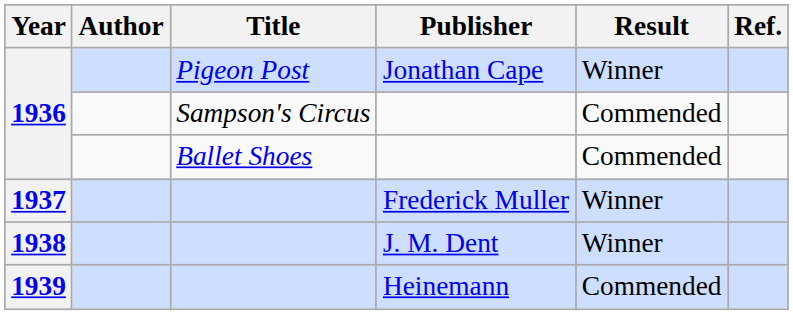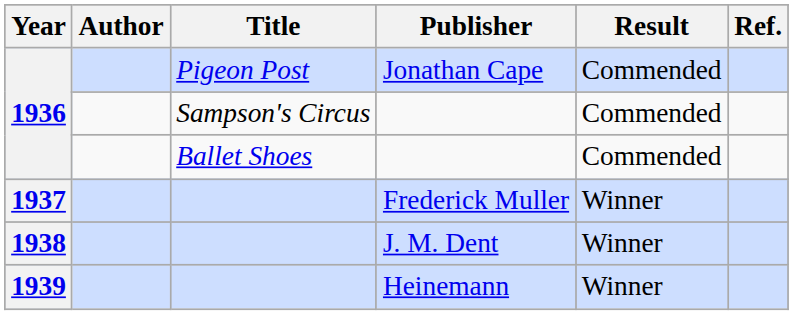(622, 69) Winner -> (652, 69) Commended
(652, 286) Commended -> (622, 286) Winner
